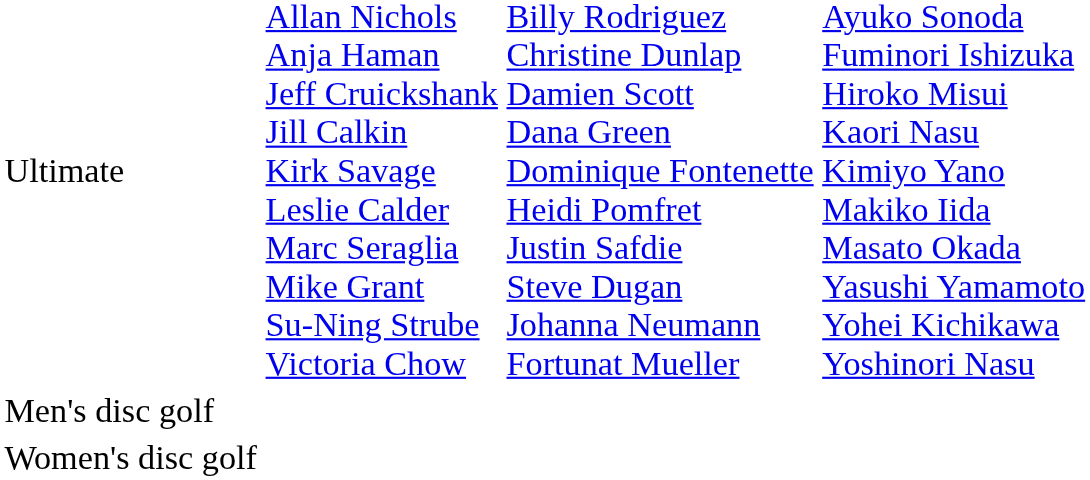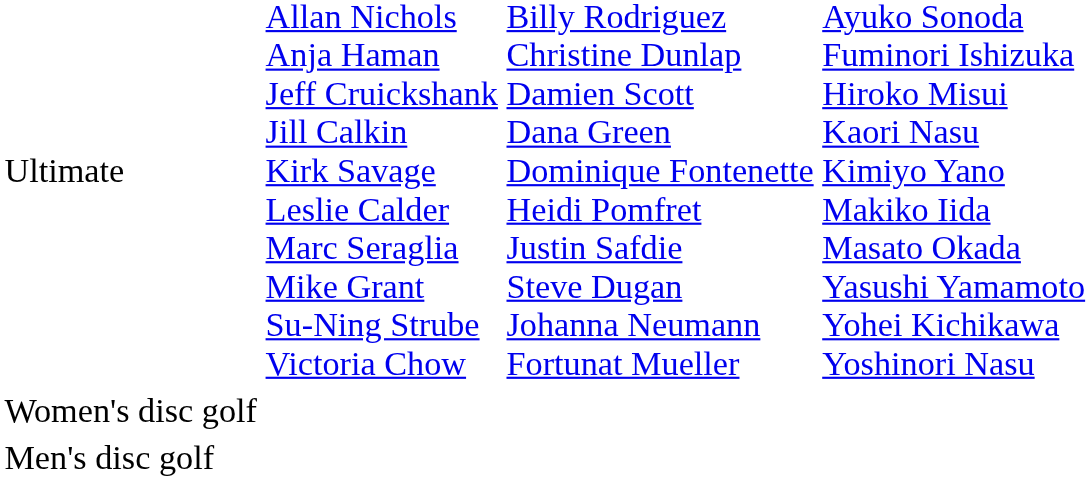rows swapped: (109, 410) <-> (131, 457)
